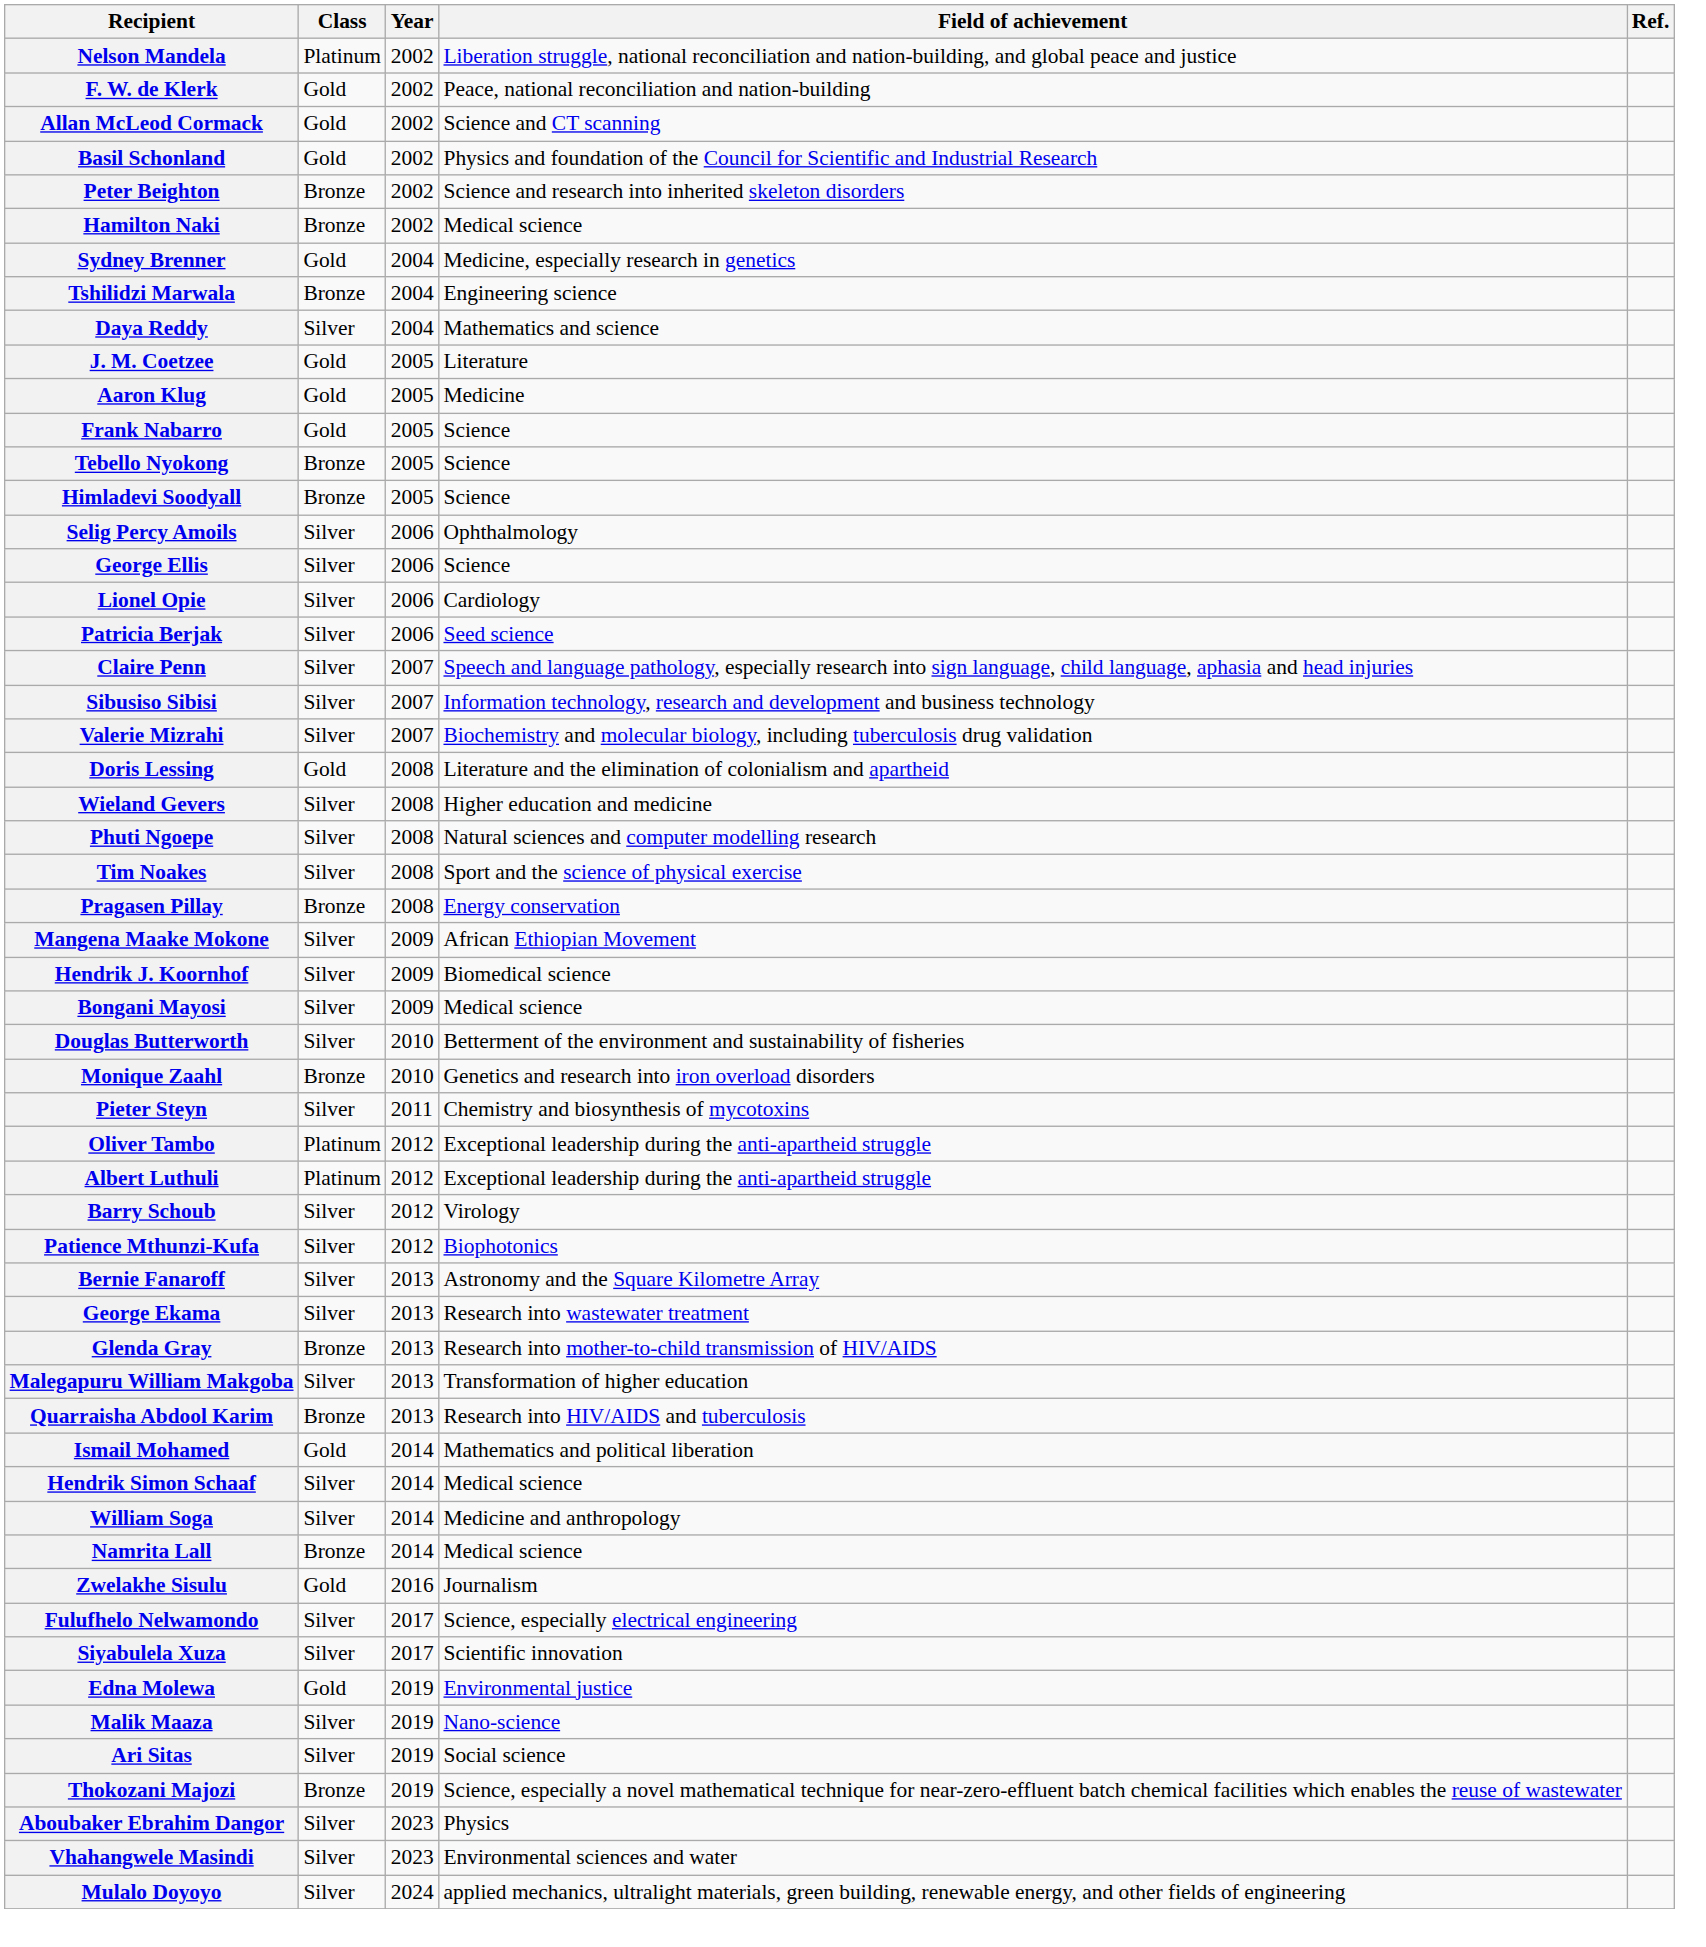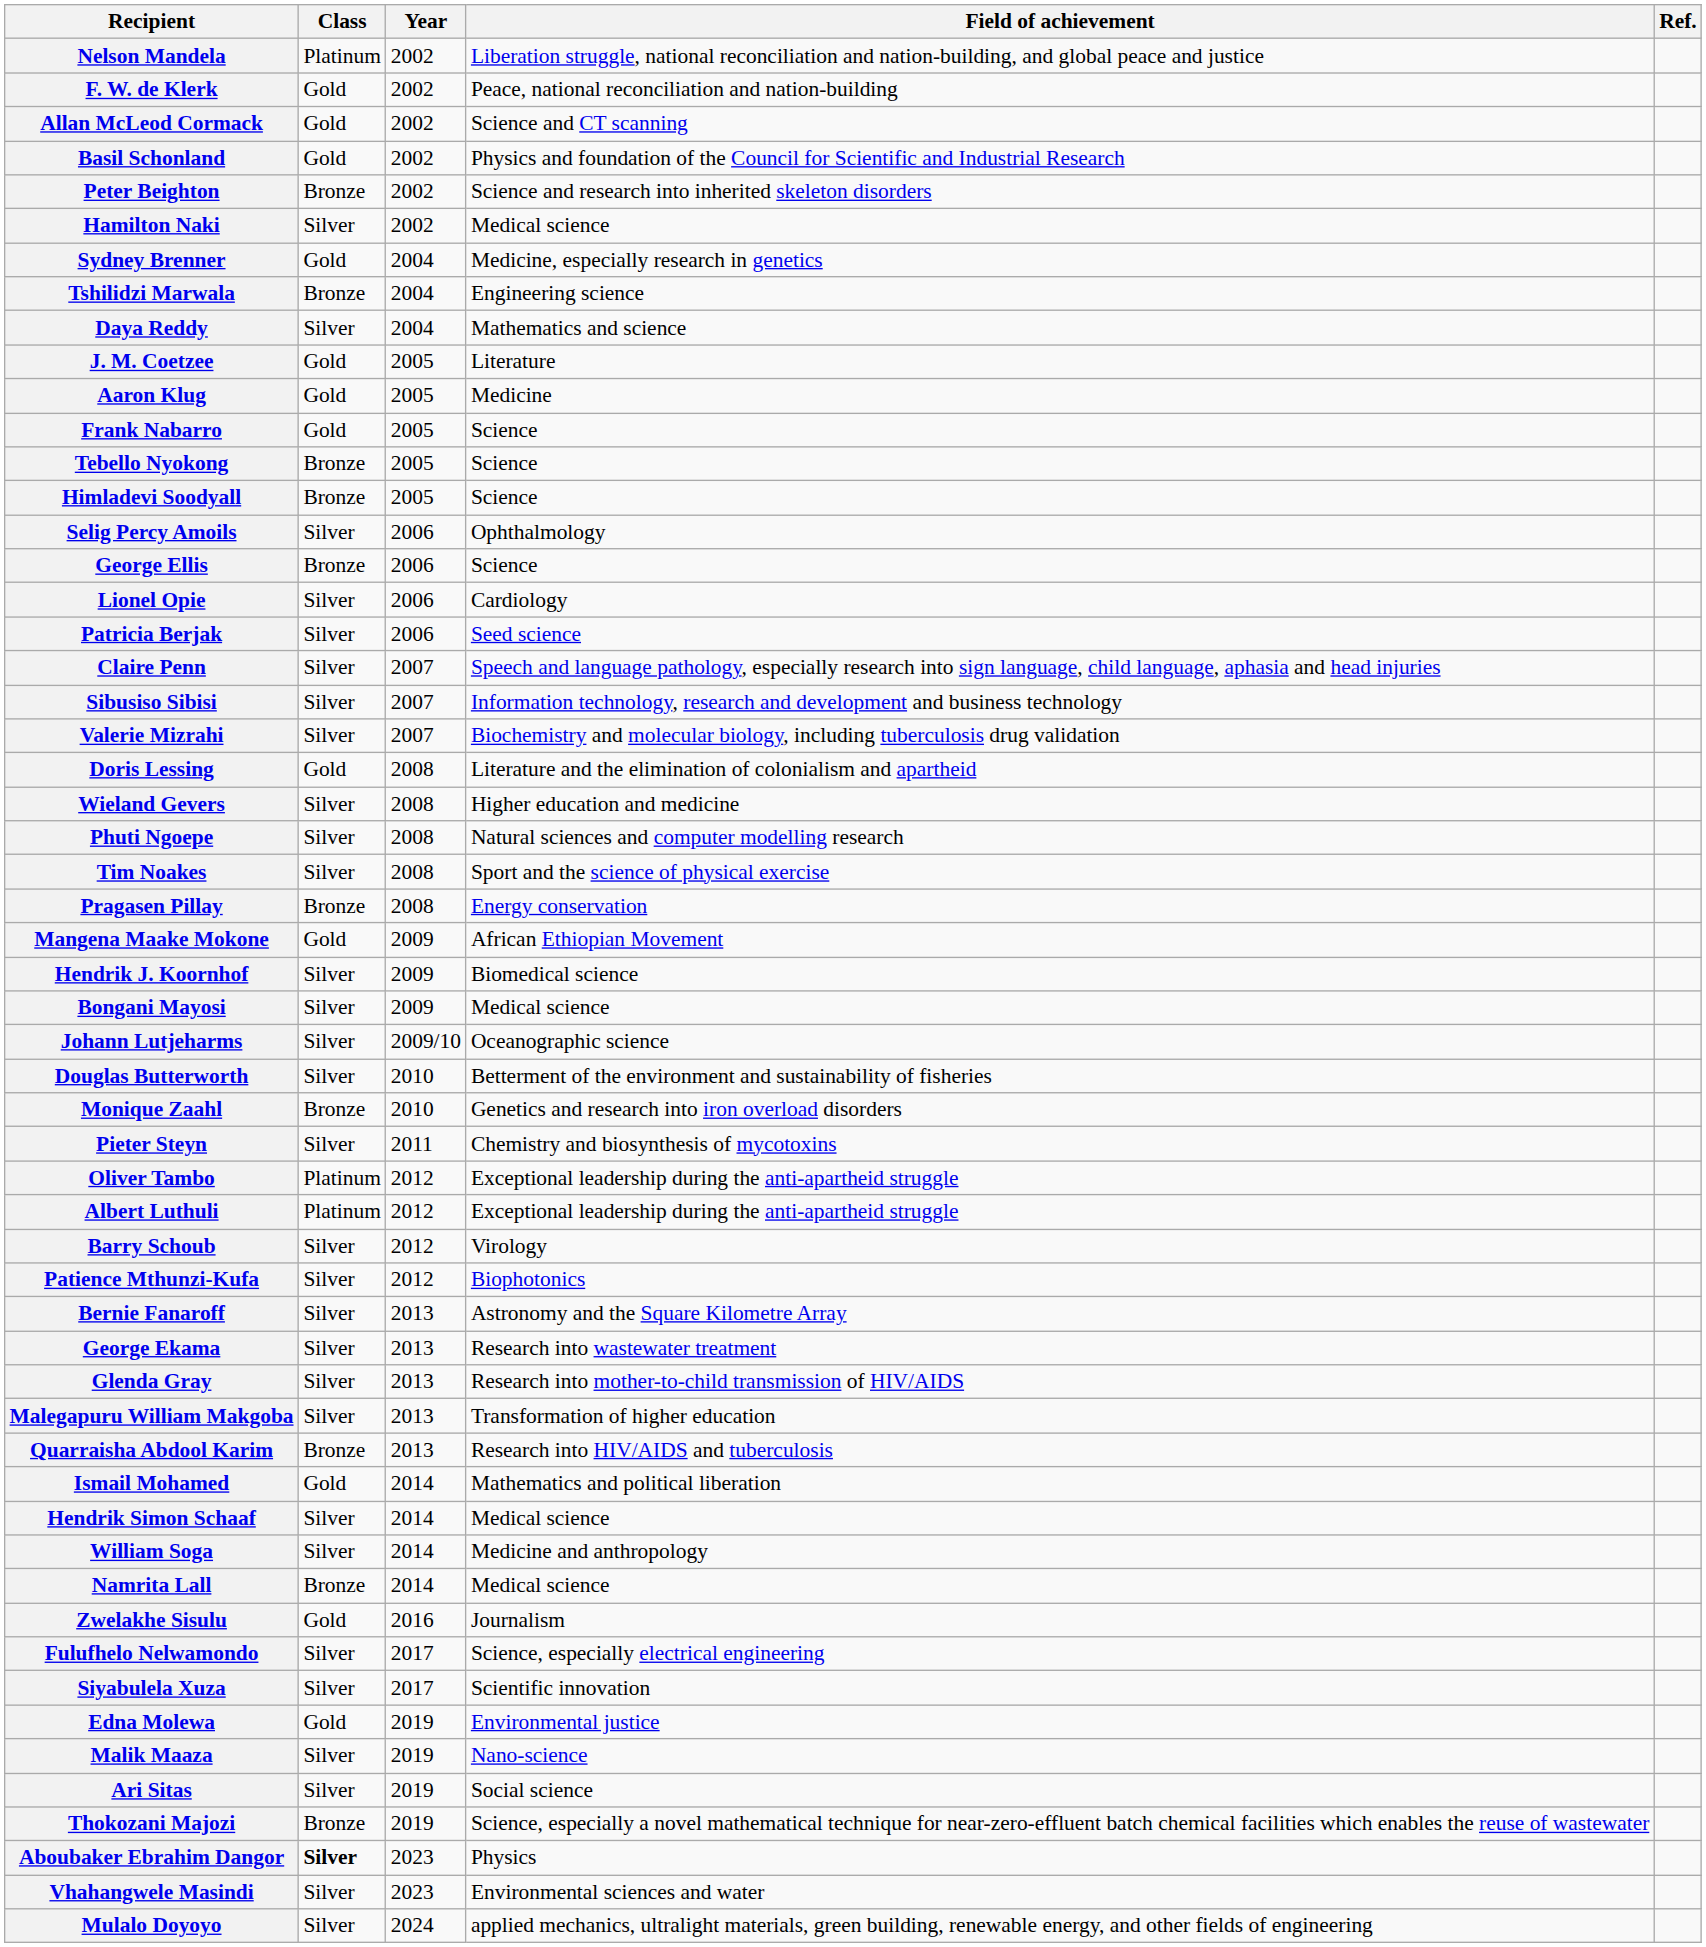(334, 225) Bronze -> (329, 225) Silver
(329, 565) Silver -> (334, 565) Bronze
(329, 939) Silver -> (325, 939) Gold
+ row: (152, 1041)
(334, 1347) Bronze -> (329, 1381) Silver
(329, 1823) normal -> (330, 1857) bold
